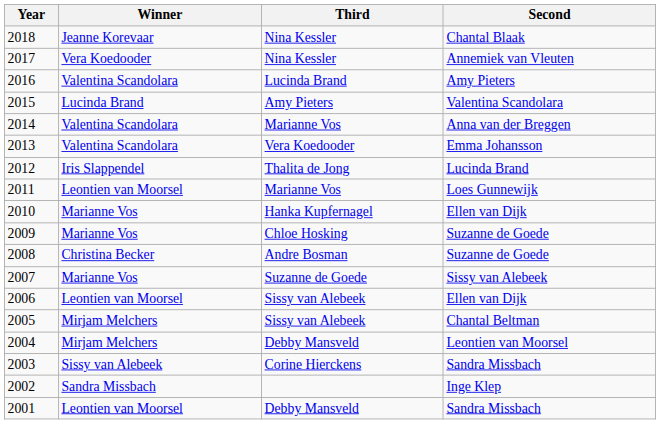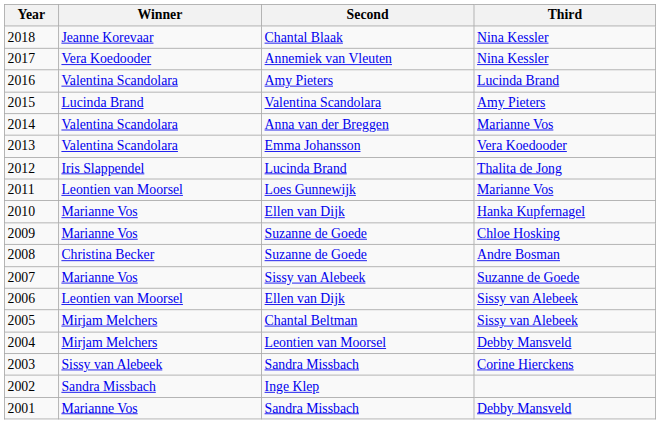columns swapped: (550, 15) <-> (352, 15)
(122, 408) Leontien van Moorsel -> (100, 408) Marianne Vos
